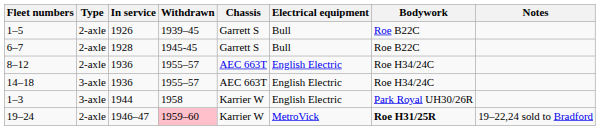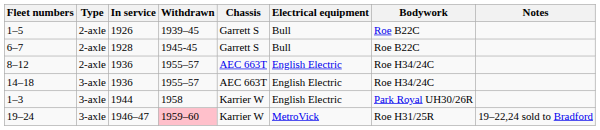(92, 116) 2-axle -> (92, 116) 3-axle
(405, 116) bold -> (404, 116) normal
